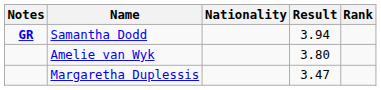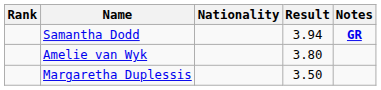columns swapped: (358, 15) <-> (26, 15)
(315, 75) 3.47 -> (308, 75) 3.50
